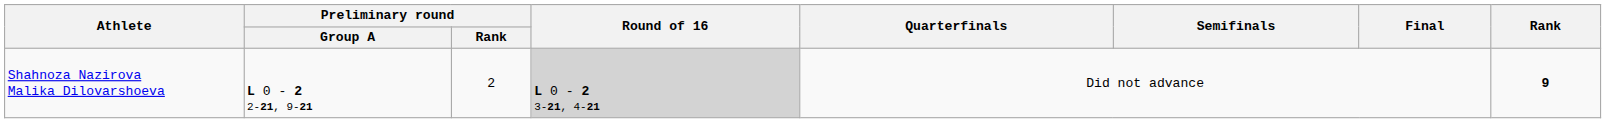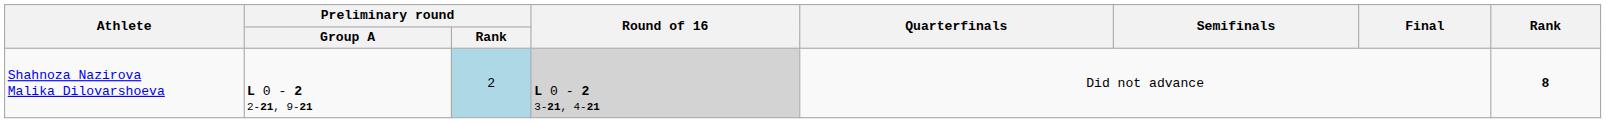(491, 83) no background -> (491, 83) lightblue background
(1545, 83) 9 -> (1545, 83) 8
